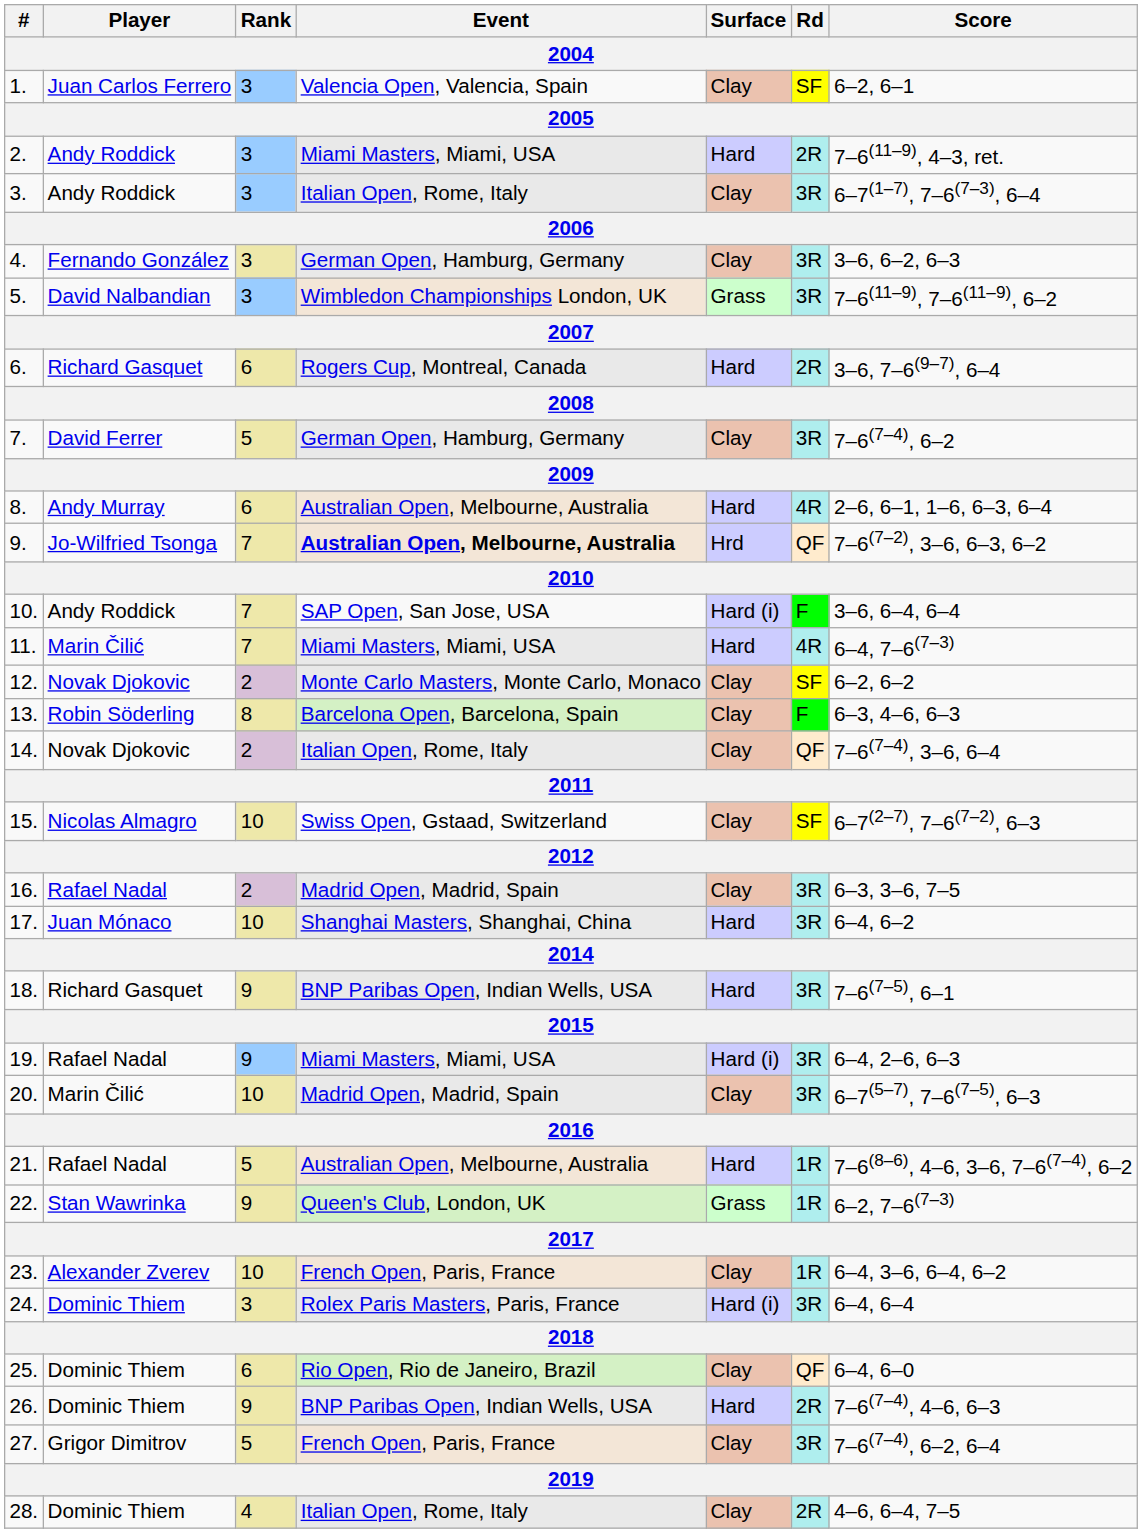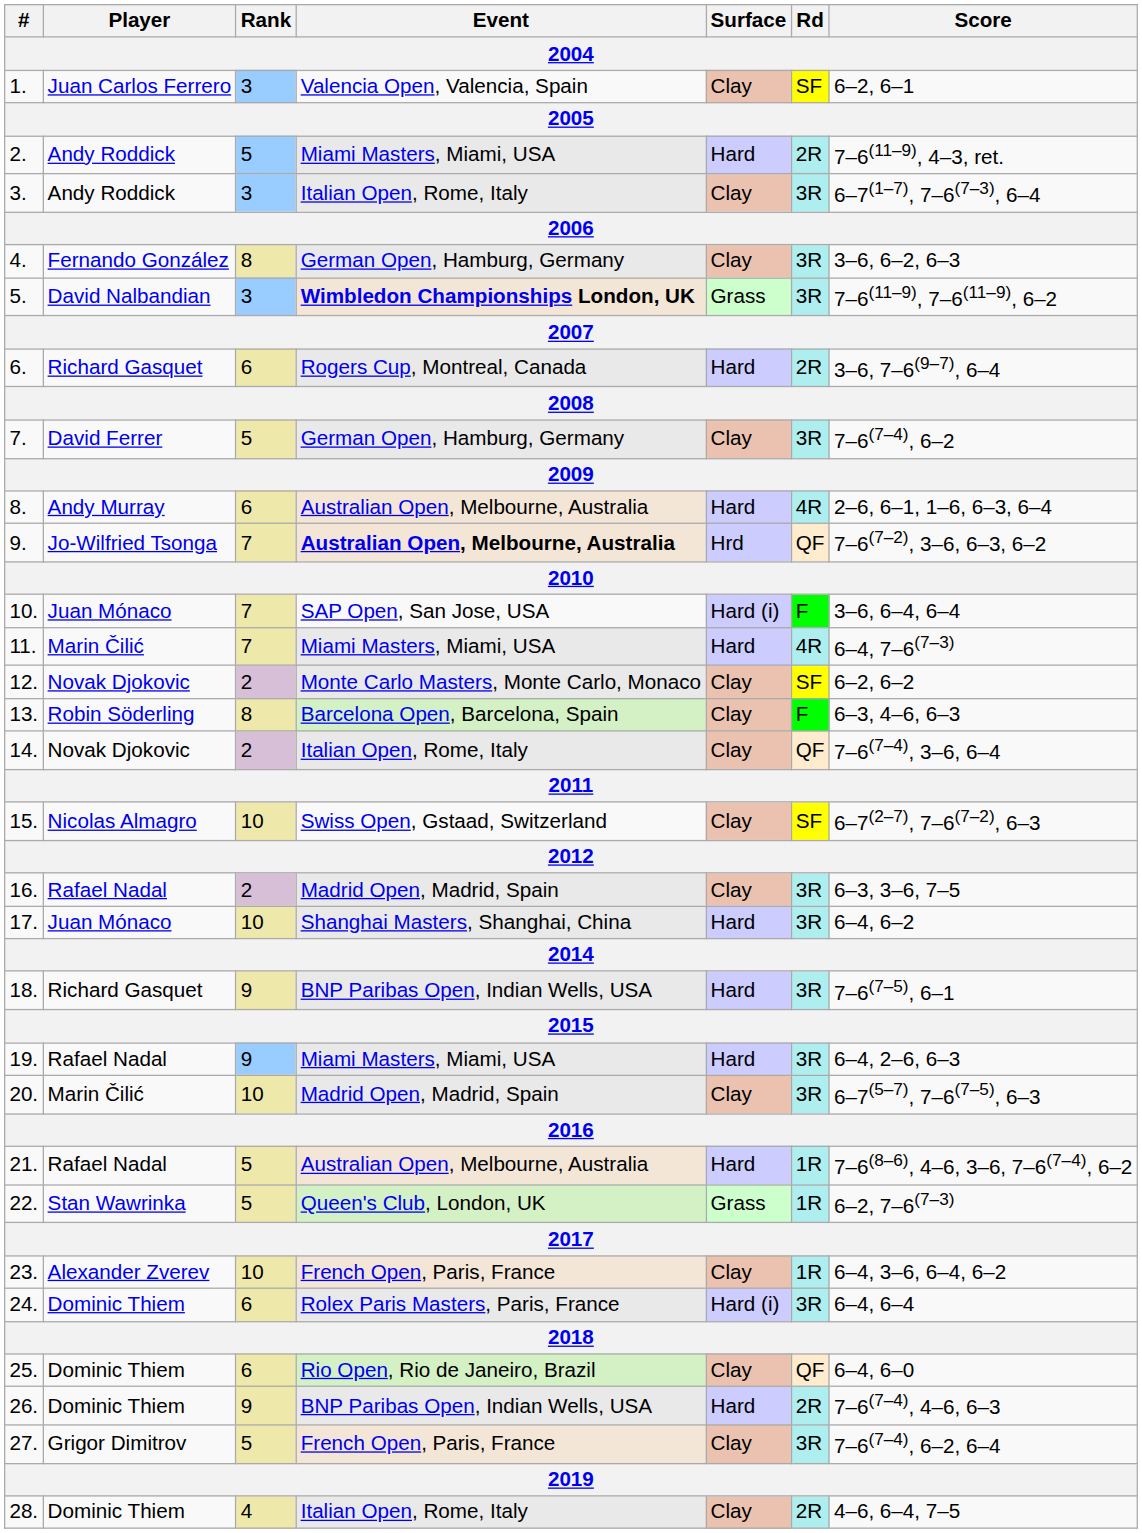(246, 154) 3 -> (246, 154) 5
(246, 261) 3 -> (246, 261) 8
(484, 296) normal -> (498, 296) bold
(111, 610) Andy Roddick -> (110, 610) Juan Mónaco
(745, 1058) Hard (i) -> (733, 1058) Hard
(246, 1203) 9 -> (246, 1203) 5
(246, 1304) 3 -> (246, 1304) 6
